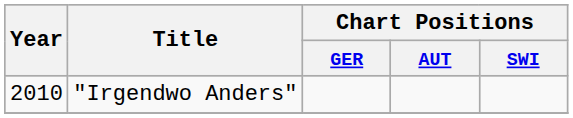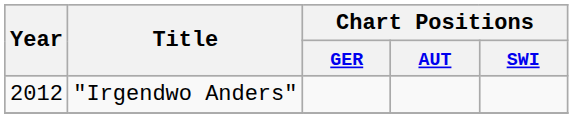(36, 94) 2010 -> (36, 94) 2012
